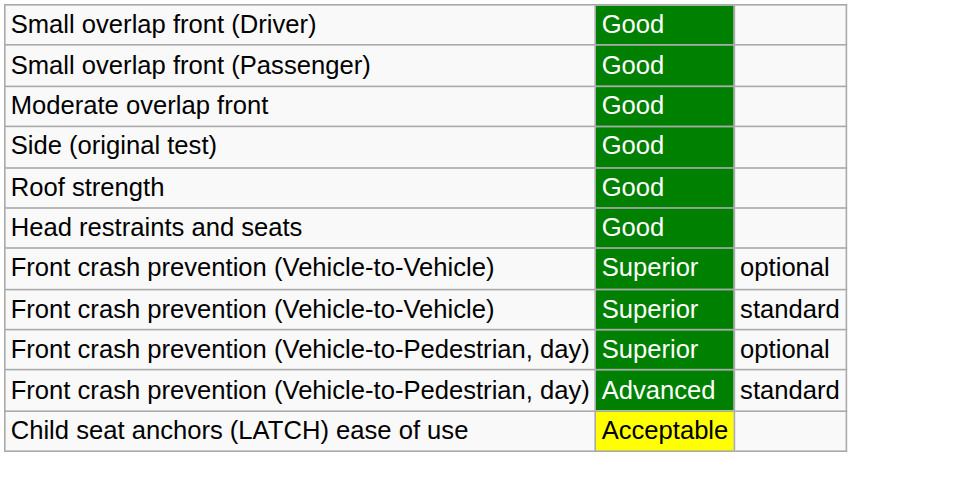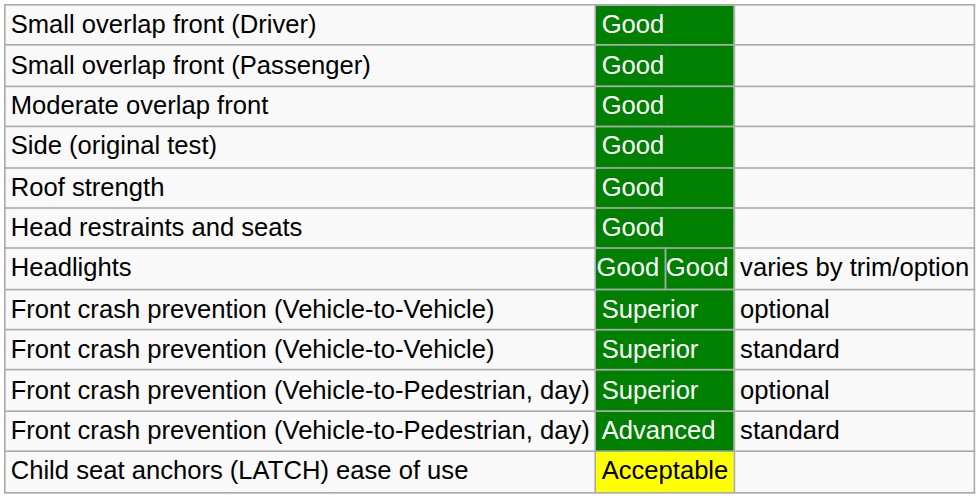+ row: (71, 268)
